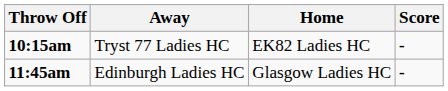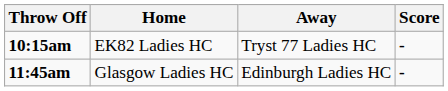columns swapped: (322, 18) <-> (170, 18)
